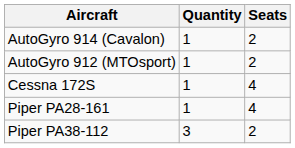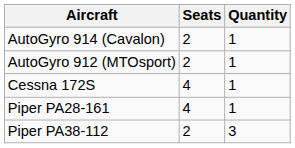columns swapped: (212, 16) <-> (268, 16)
